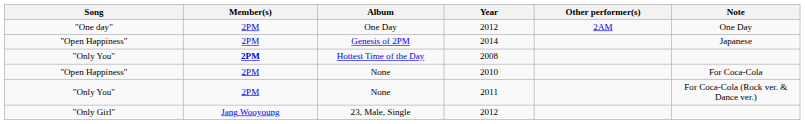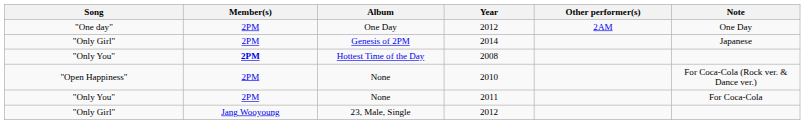(94, 41) "Open Happiness" -> (94, 41) "Only Girl"
(736, 71) For Coca-Cola -> (736, 77) For Coca-Cola (Rock ver. & Dance ver.)
(736, 92) For Coca-Cola (Rock ver. & Dance ver.) -> (736, 97) For Coca-Cola
